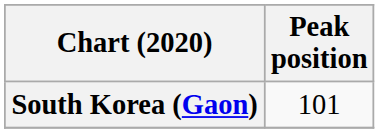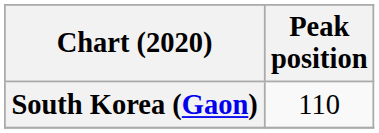(319, 104) 101 -> (319, 104) 110
